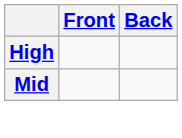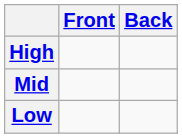+ row: (32, 116)
